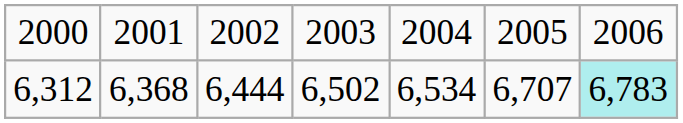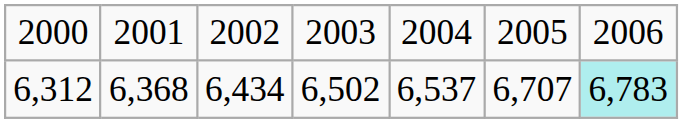(245, 88) 6,444 -> (245, 88) 6,434
(436, 88) 6,534 -> (436, 88) 6,537
